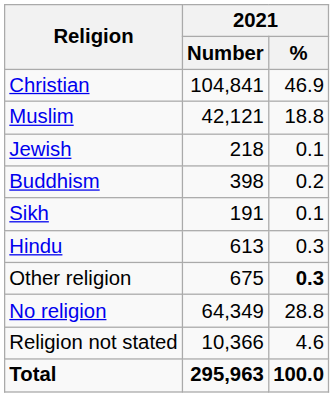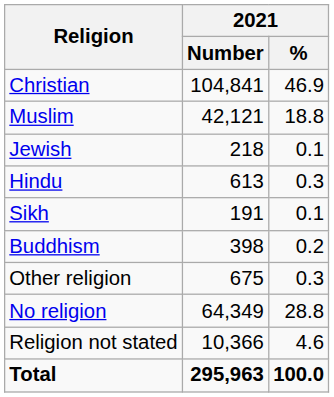rows swapped: (36, 246) <-> (55, 181)
(310, 278) bold -> (310, 278) normal
